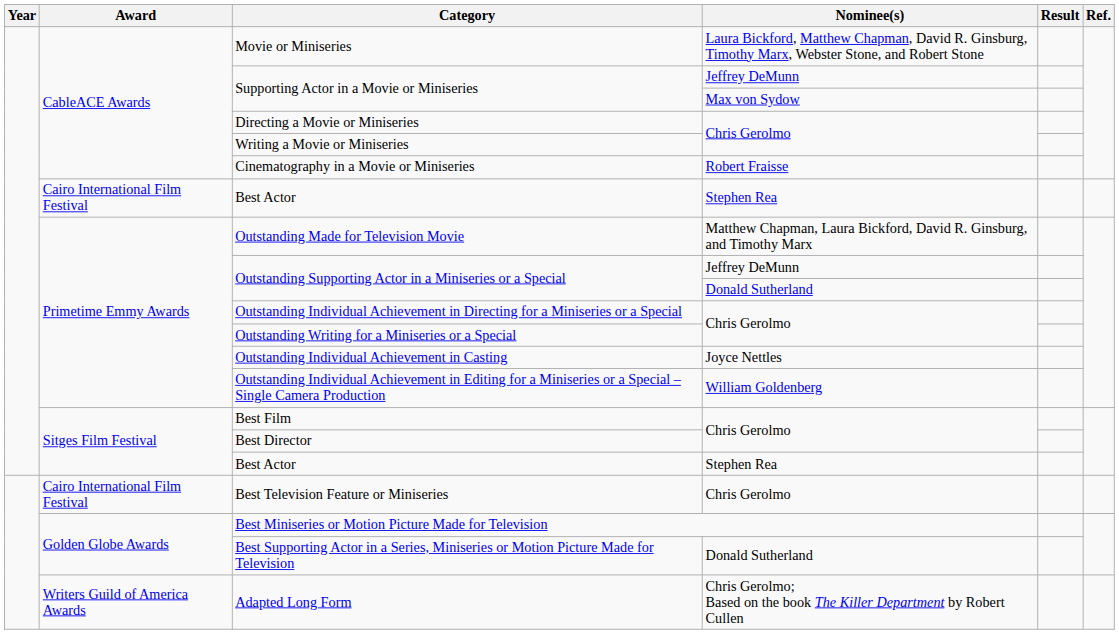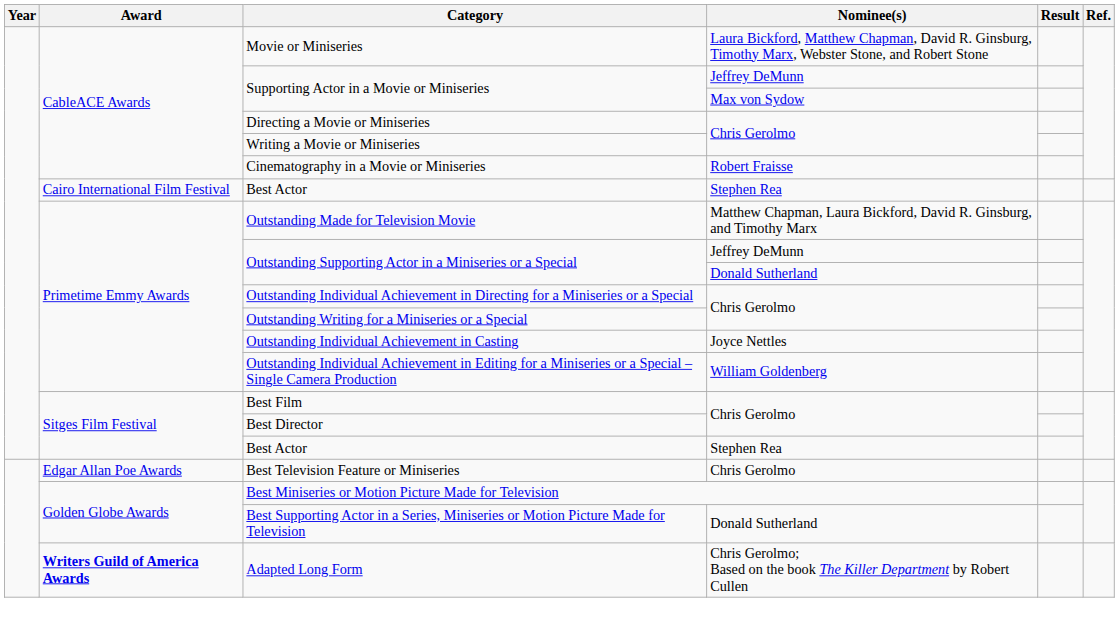(112, 494) Cairo International Film Festival -> (112, 470) Edgar Allan Poe Awards
(115, 602) normal -> (121, 570) bold
